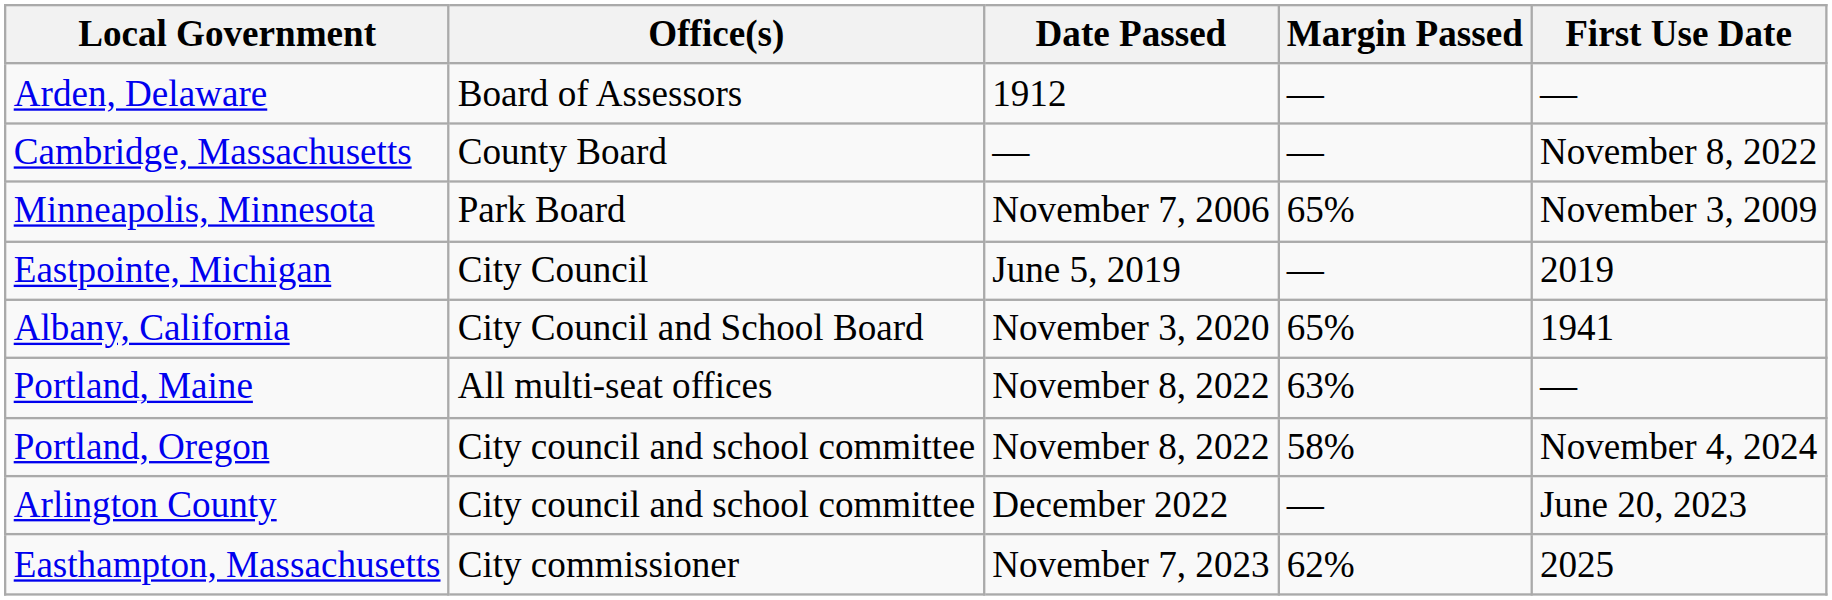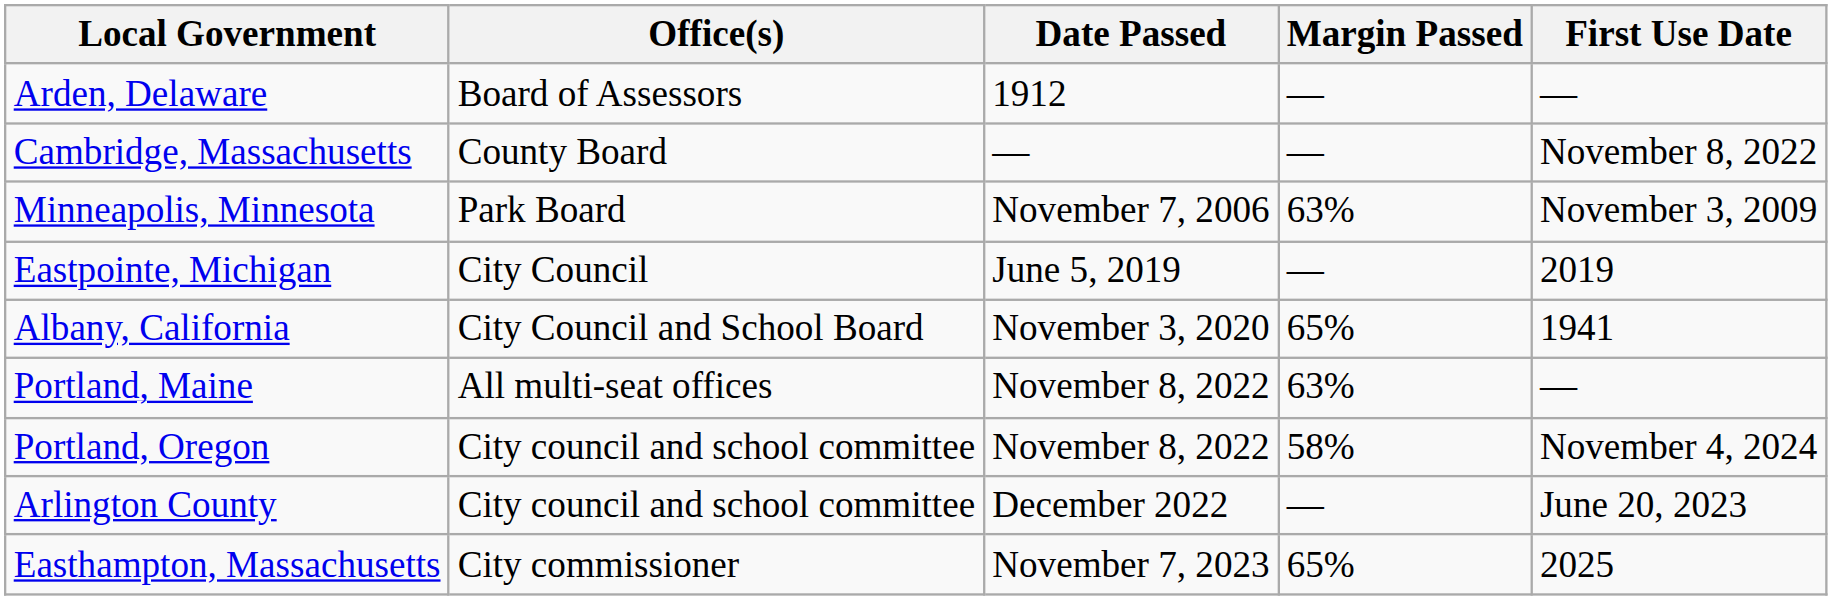(1321, 210) 65% -> (1321, 210) 63%
(1321, 563) 62% -> (1321, 563) 65%
